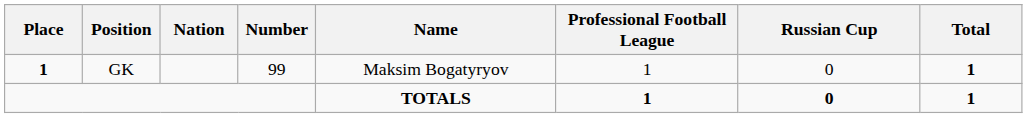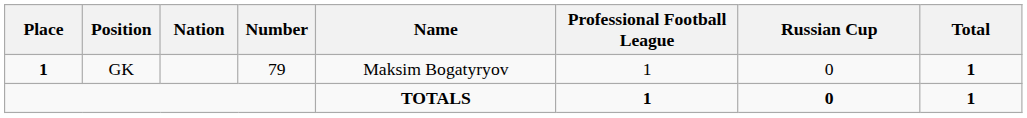(277, 69) 99 -> (277, 69) 79
